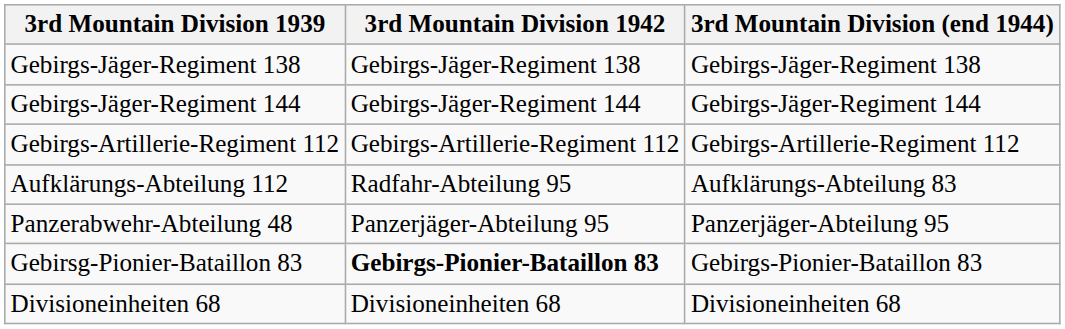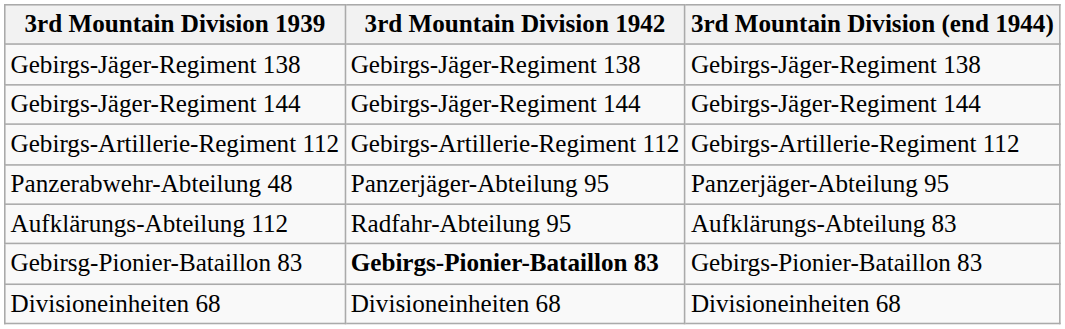rows swapped: (149, 183) <-> (152, 223)
